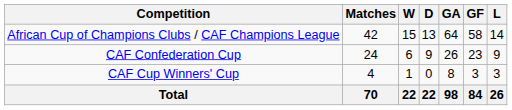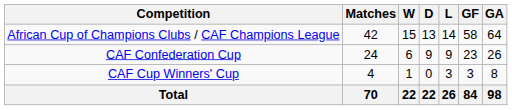columns swapped: (497, 14) <-> (451, 14)
